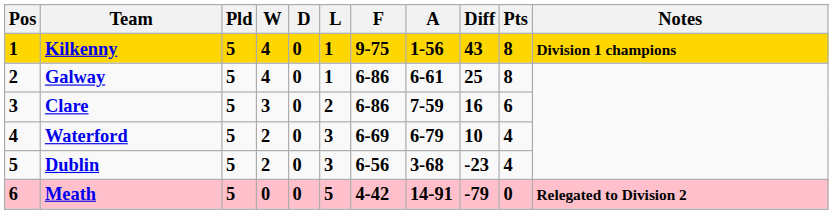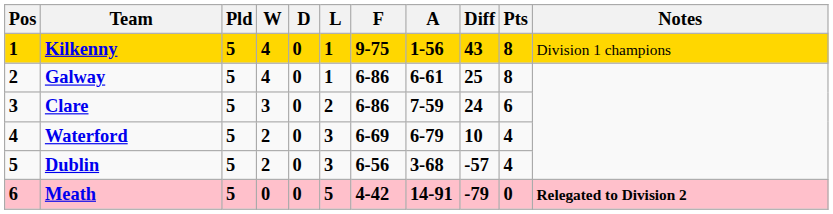(606, 48) bold -> (604, 49) normal
(474, 106) 16 -> (474, 106) 24
(477, 164) -23 -> (477, 164) -57
